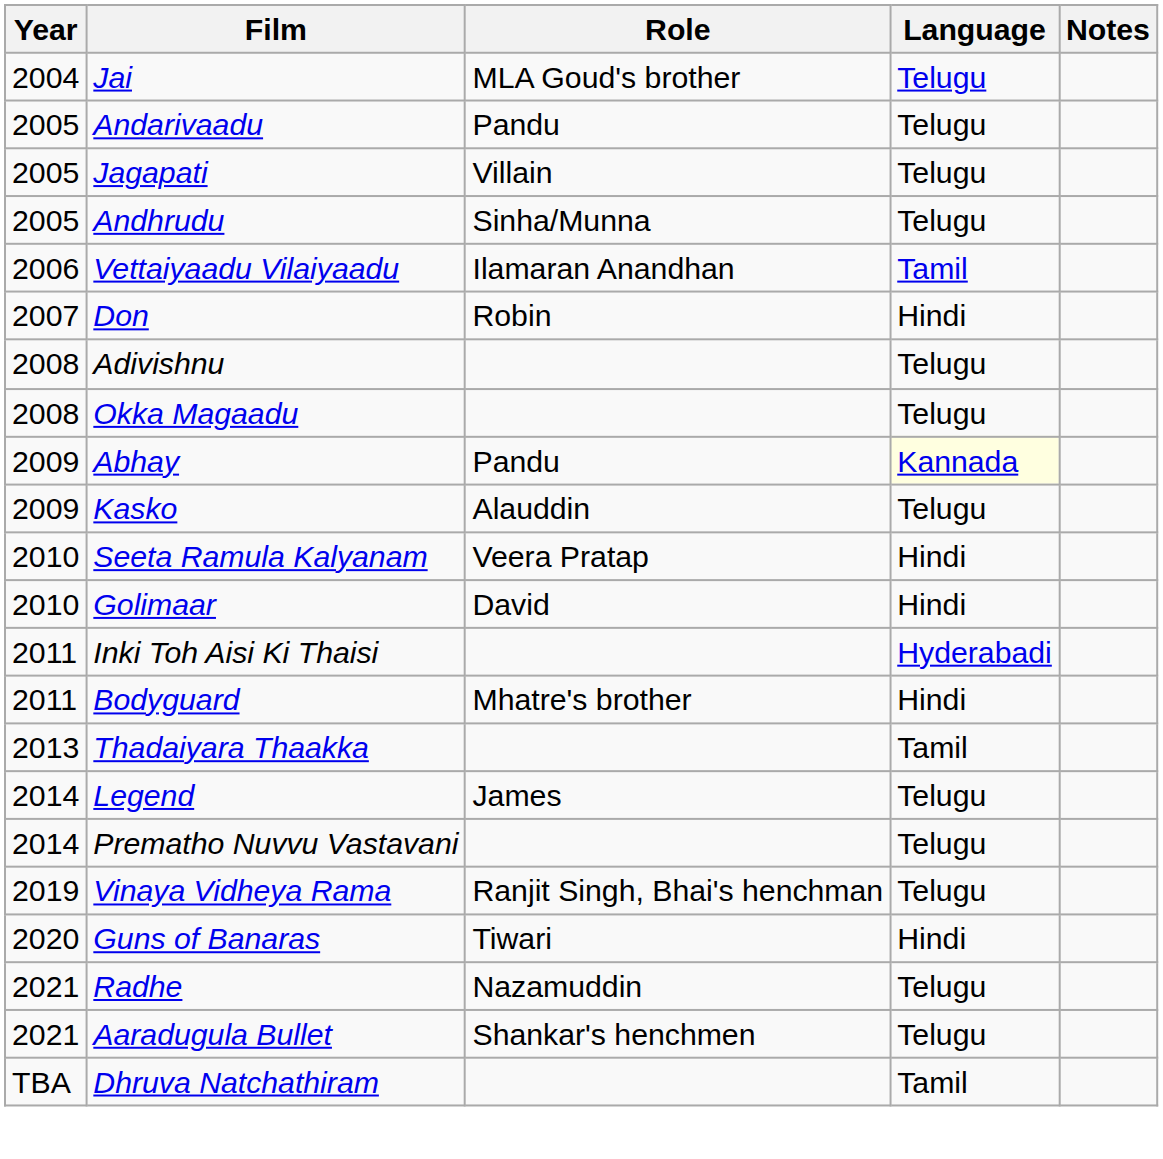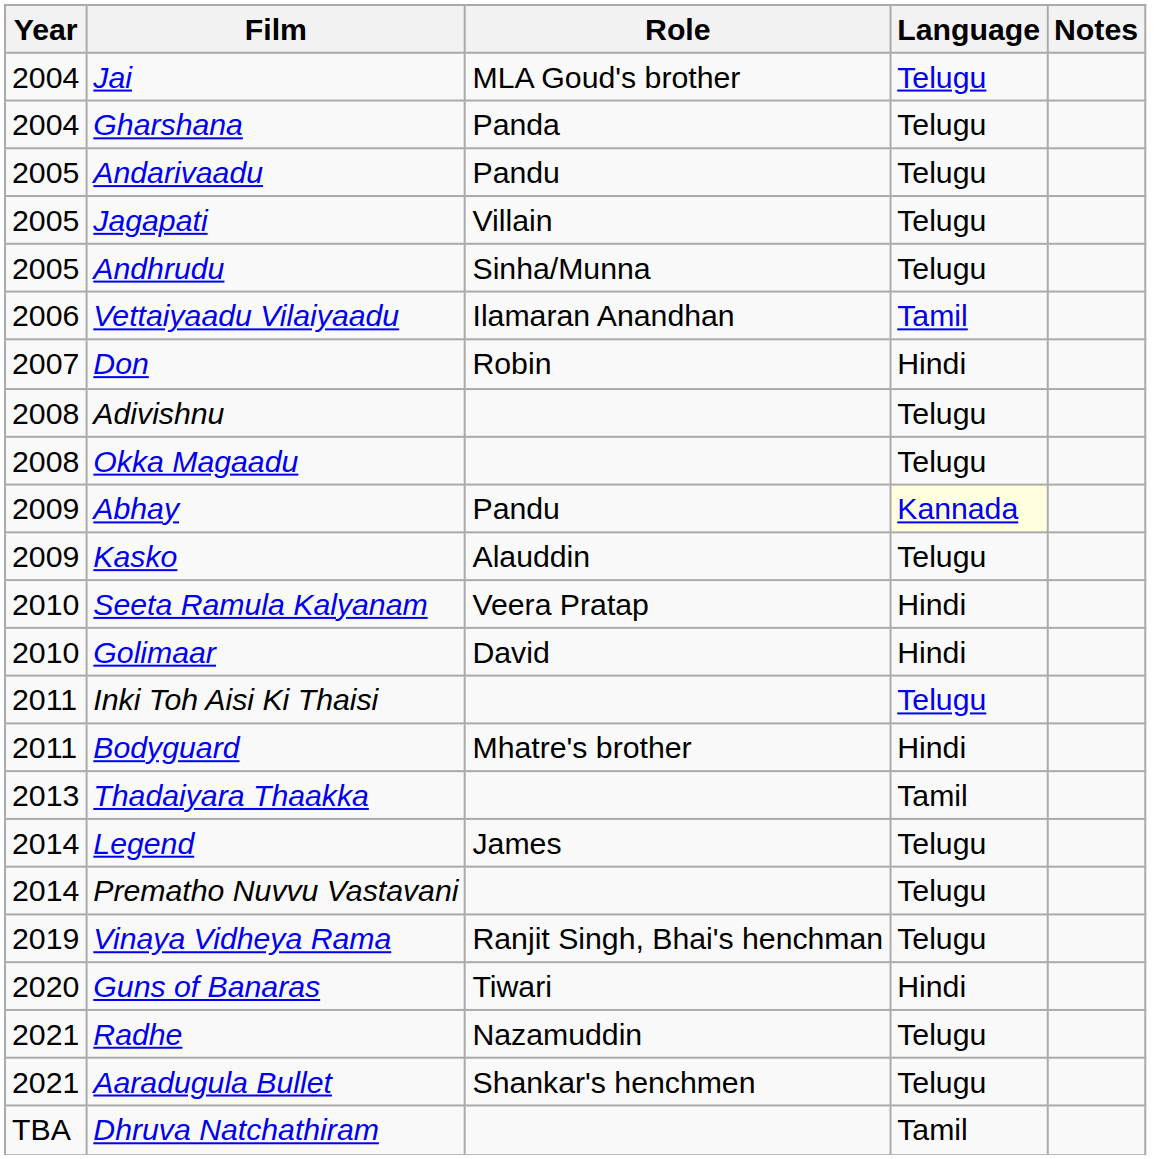+ row: (168, 125)
(975, 652) Hyderabadi -> (942, 700) Telugu
